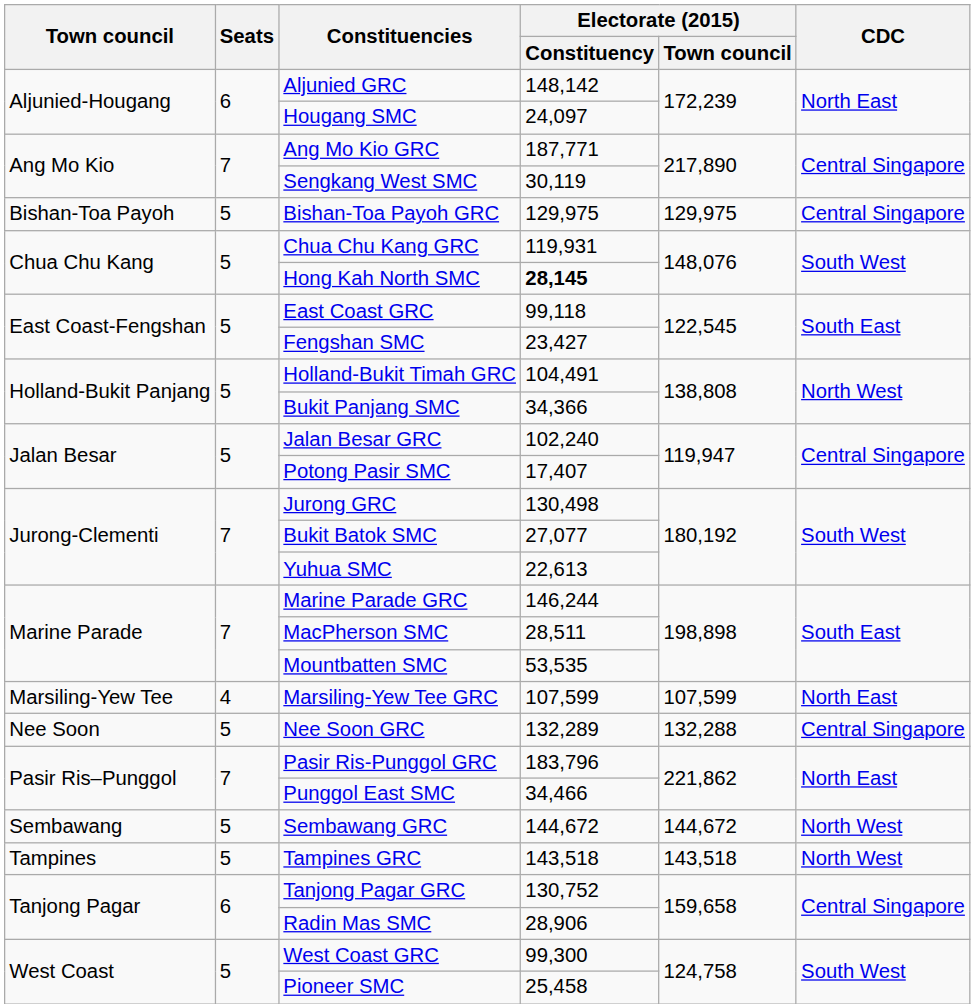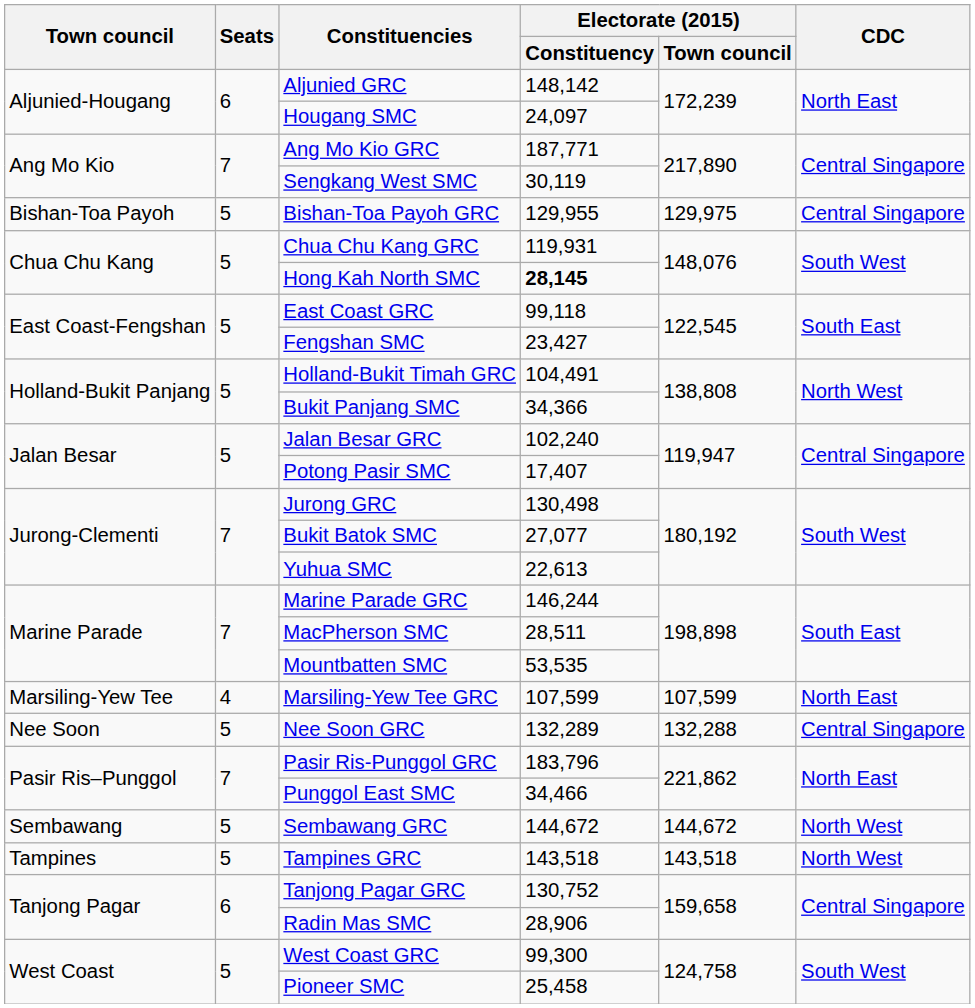(562, 213) 129,975 -> (562, 213) 129,955
